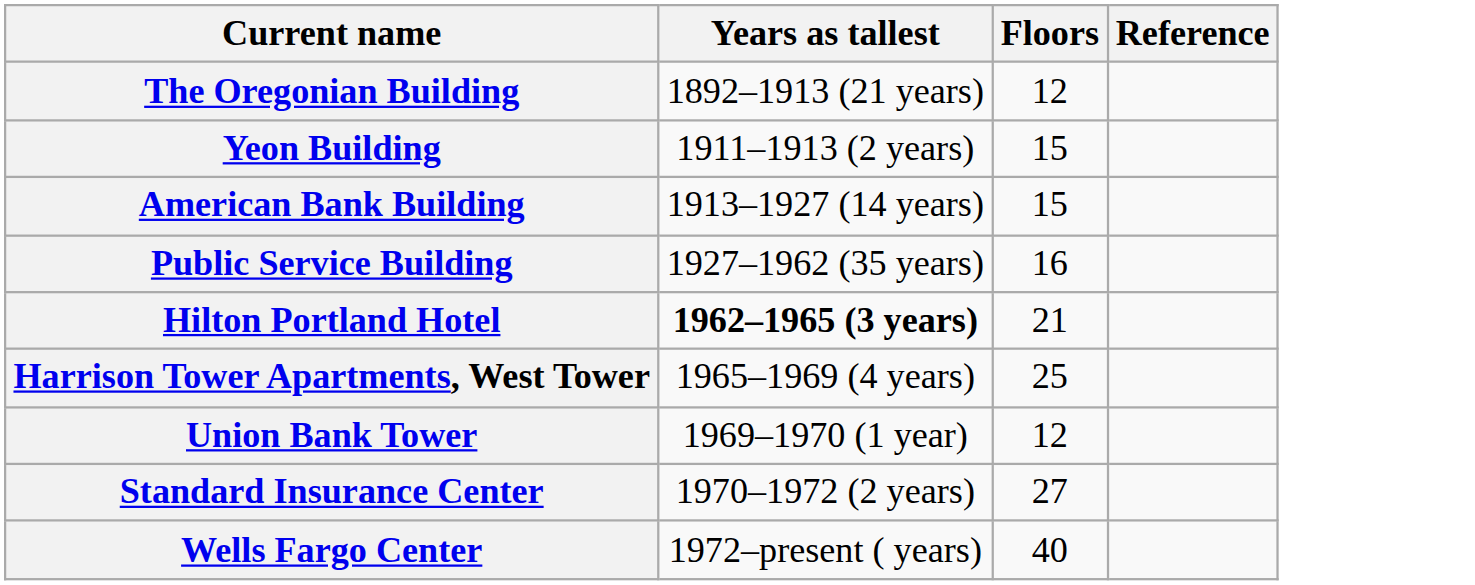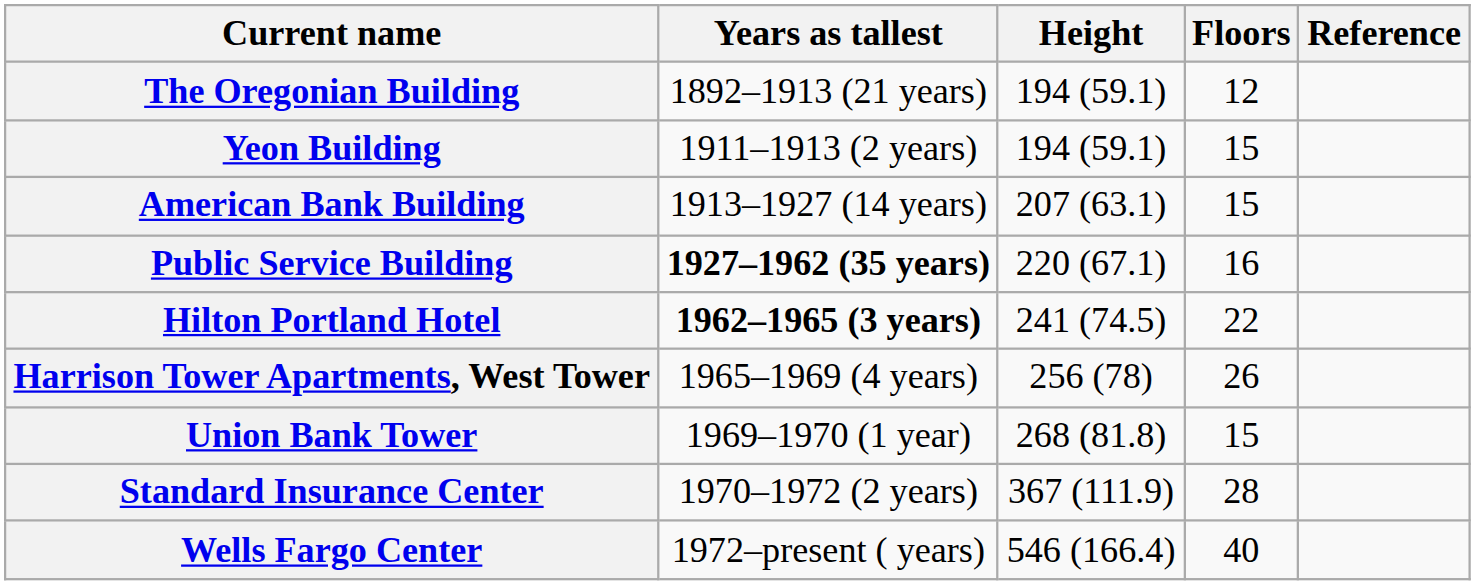+ column: (1091, 33)
(825, 262) normal -> (828, 262) bold
(1050, 319) 21 -> (1241, 319) 22
(1050, 377) 25 -> (1241, 377) 26
(1050, 434) 12 -> (1241, 434) 15
(1050, 491) 27 -> (1241, 491) 28
